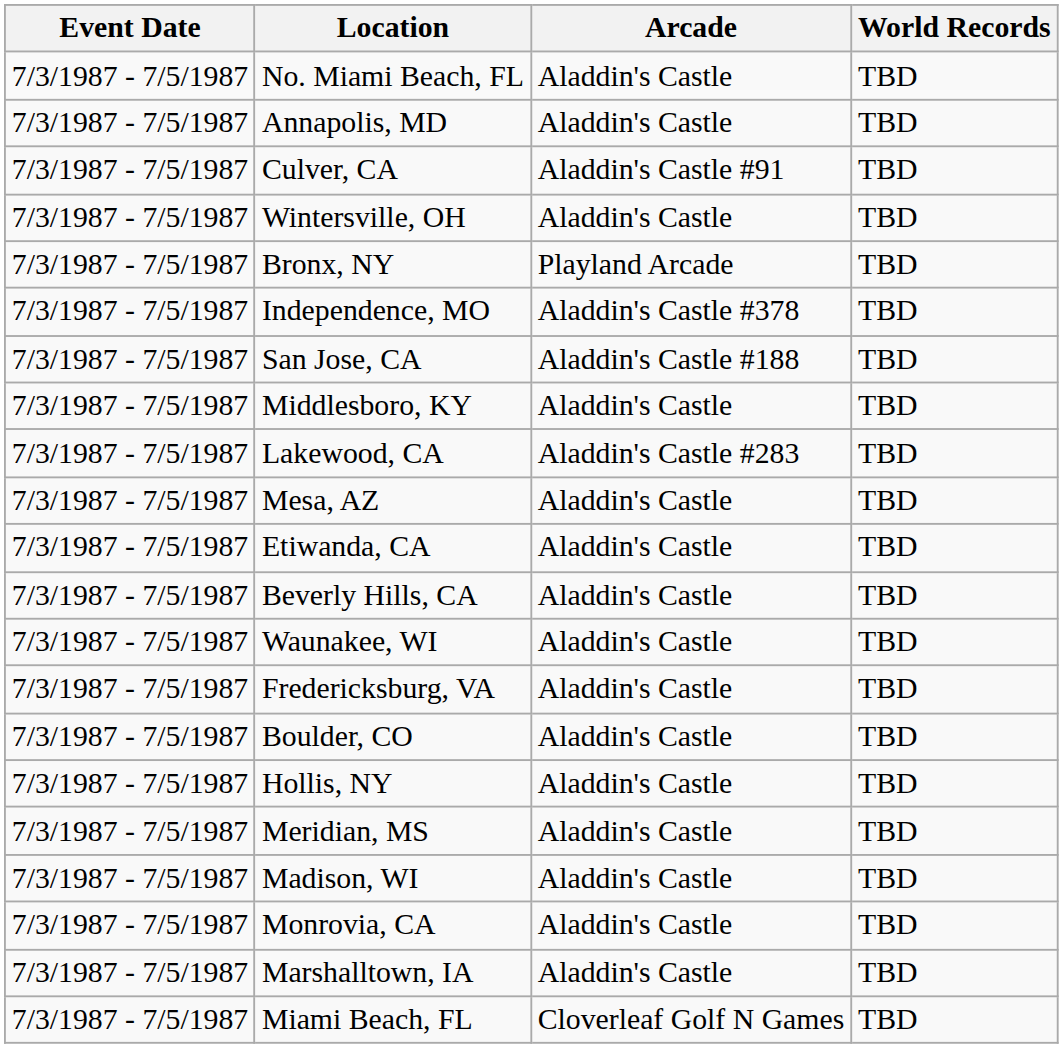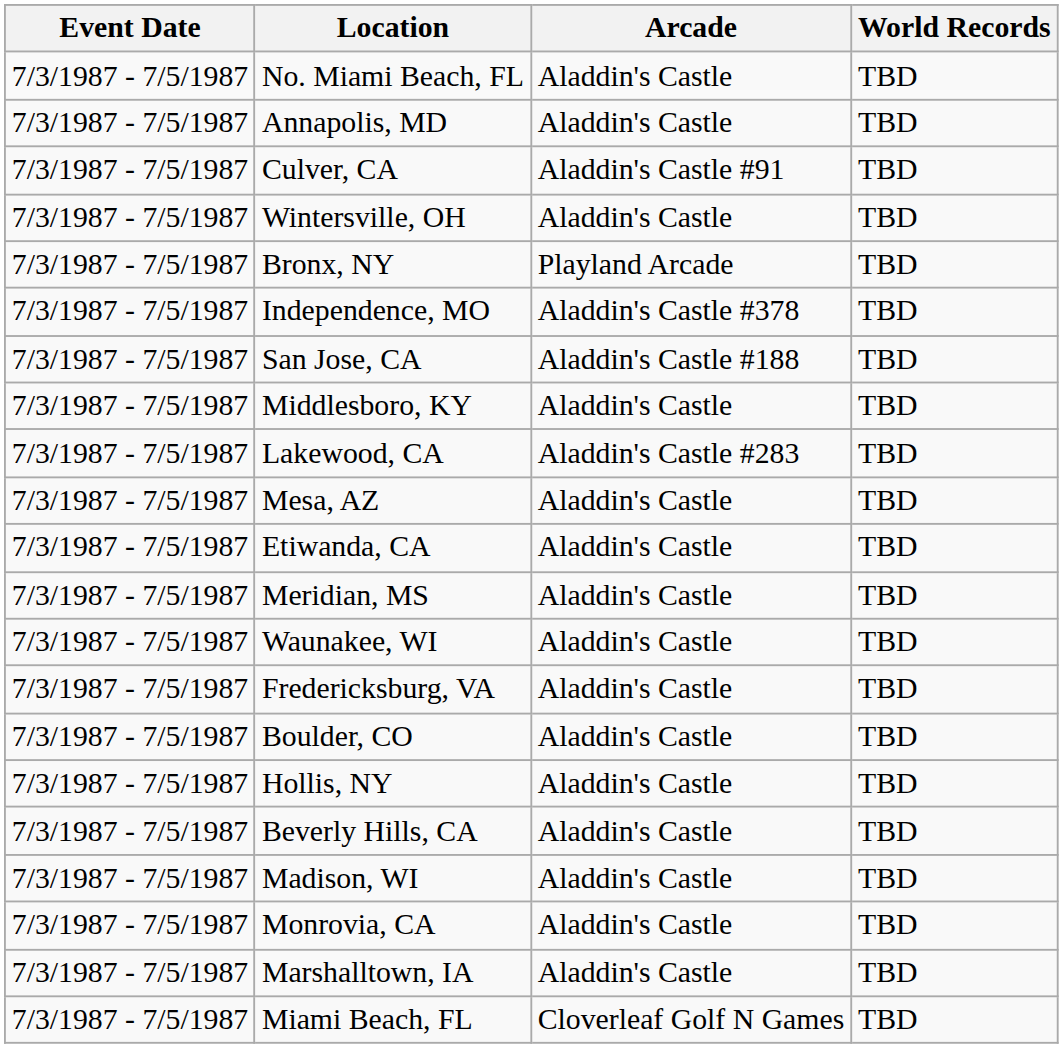rows swapped: (370, 594) <-> (345, 830)
